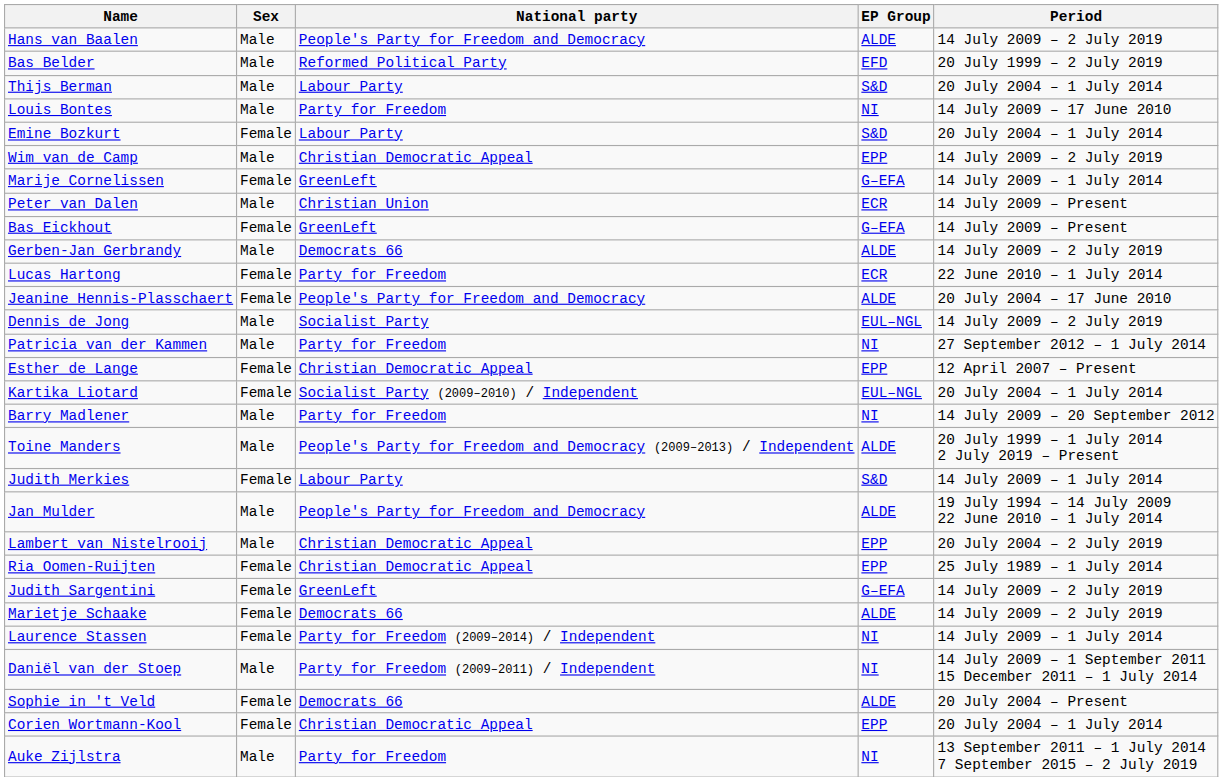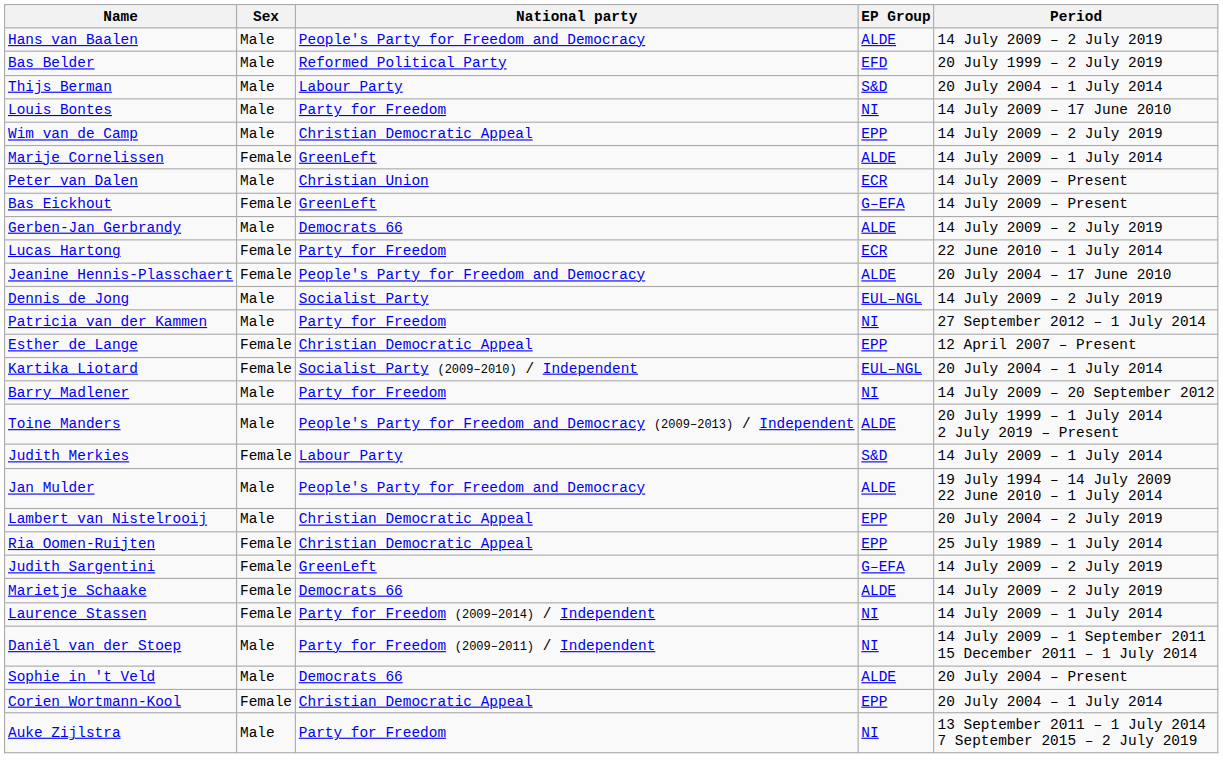- row: (64, 134)
(883, 181) G–EFA -> (879, 157) ALDE
(266, 701) Female -> (257, 678) Male
